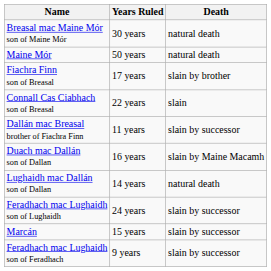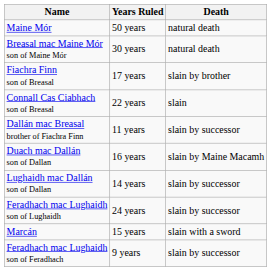rows swapped: (29, 54) <-> (55, 33)
(194, 183) natural death -> (204, 183) slain by successor
(204, 232) slain by successor -> (204, 232) slain with a sword
